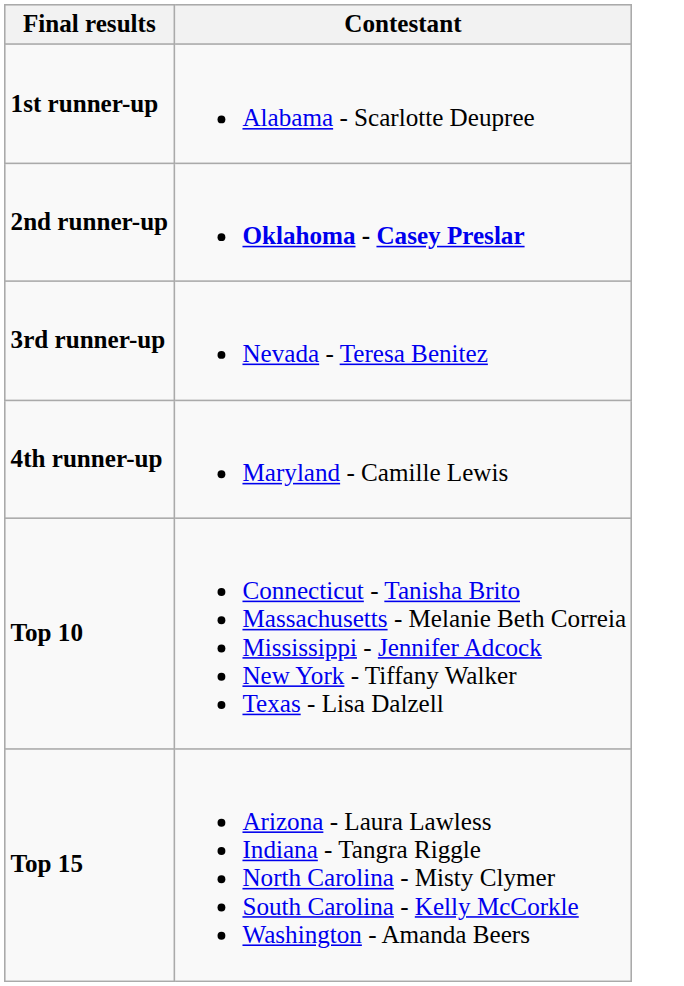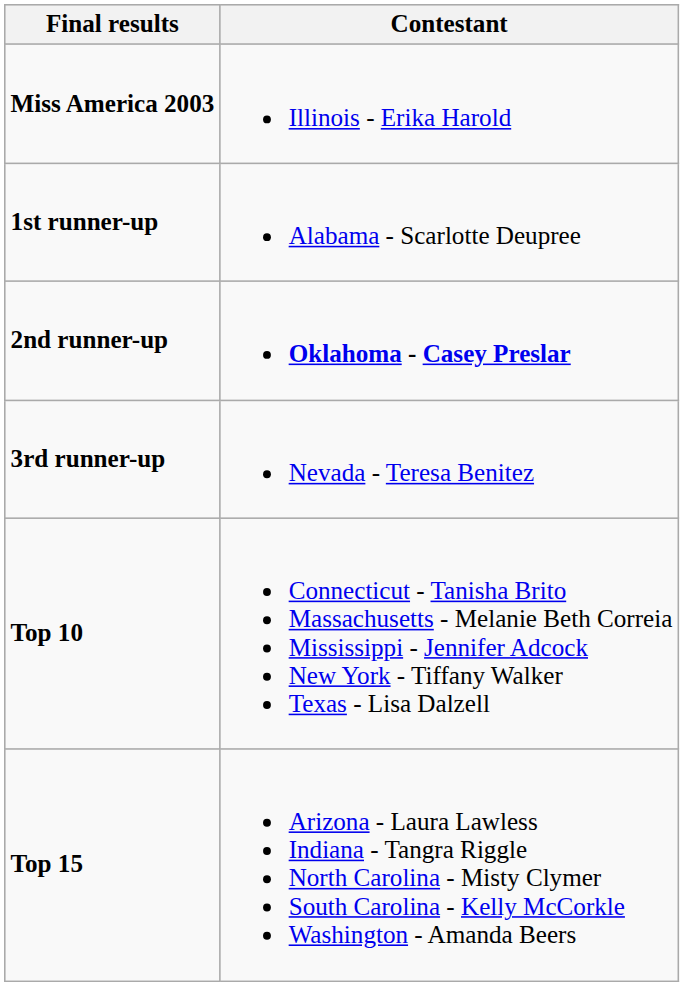+ row: (112, 103)
- row: (87, 458)
